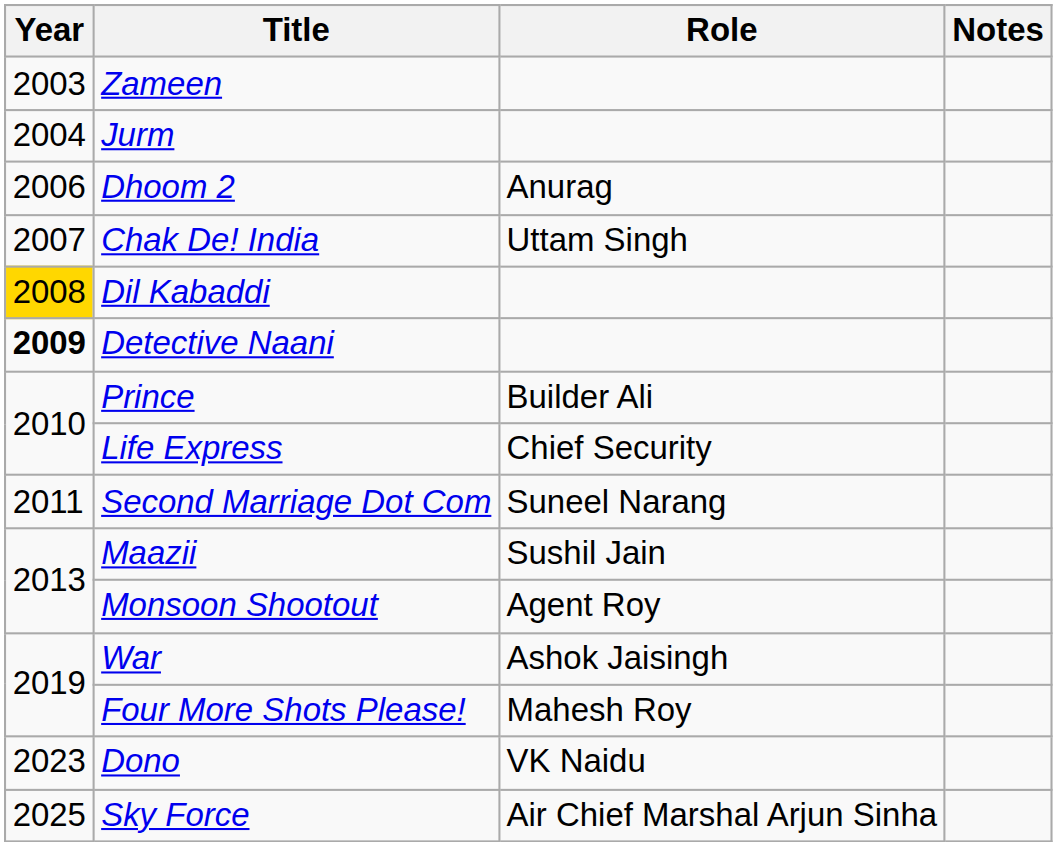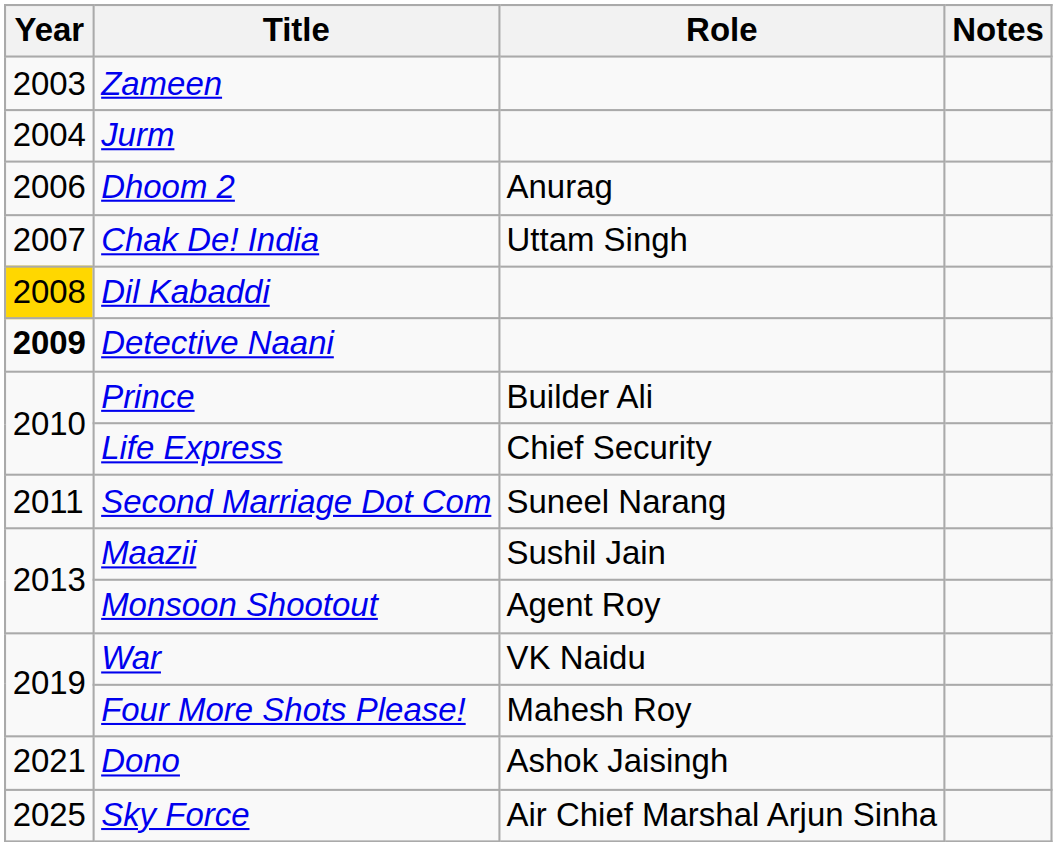(617, 657) Ashok Jaisingh -> (576, 657) VK Naidu
(49, 762) 2023 -> (49, 762) 2021
(576, 762) VK Naidu -> (617, 762) Ashok Jaisingh
